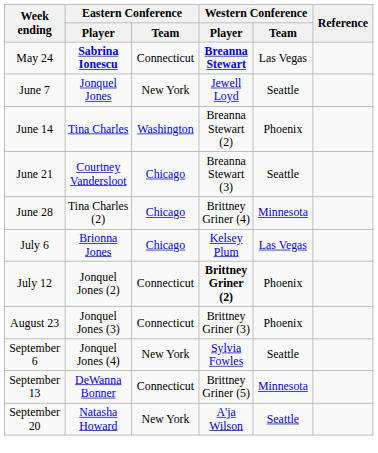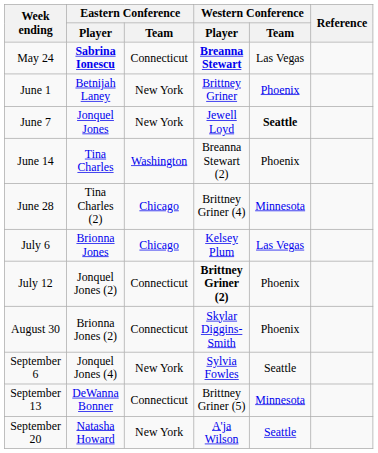+ row: (36, 90)
(283, 90) normal -> (280, 122) bold
- row: (35, 174)
- row: (35, 322)
+ row: (36, 329)
